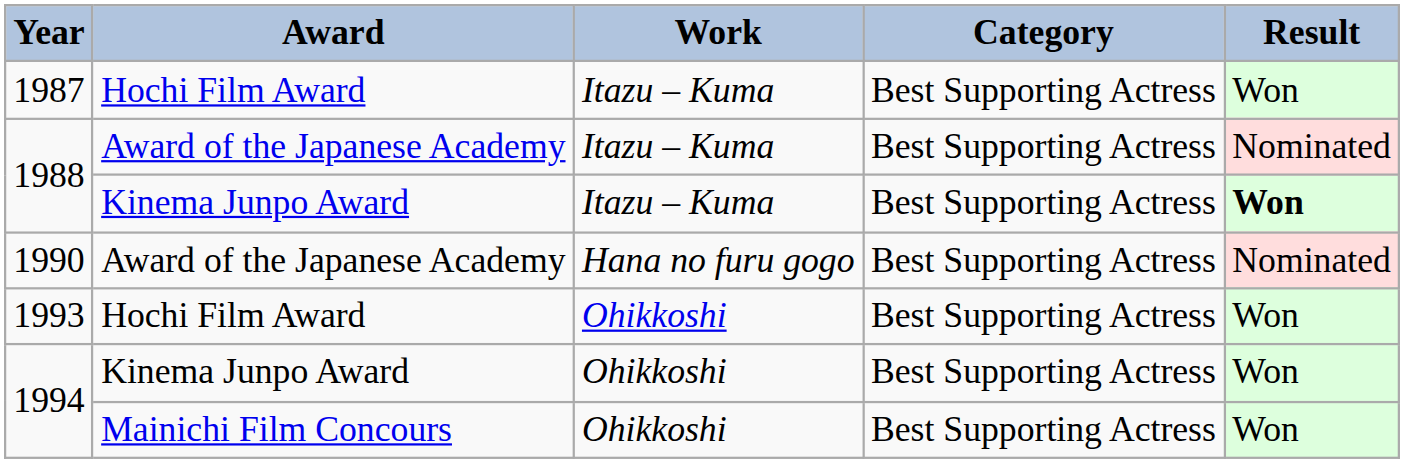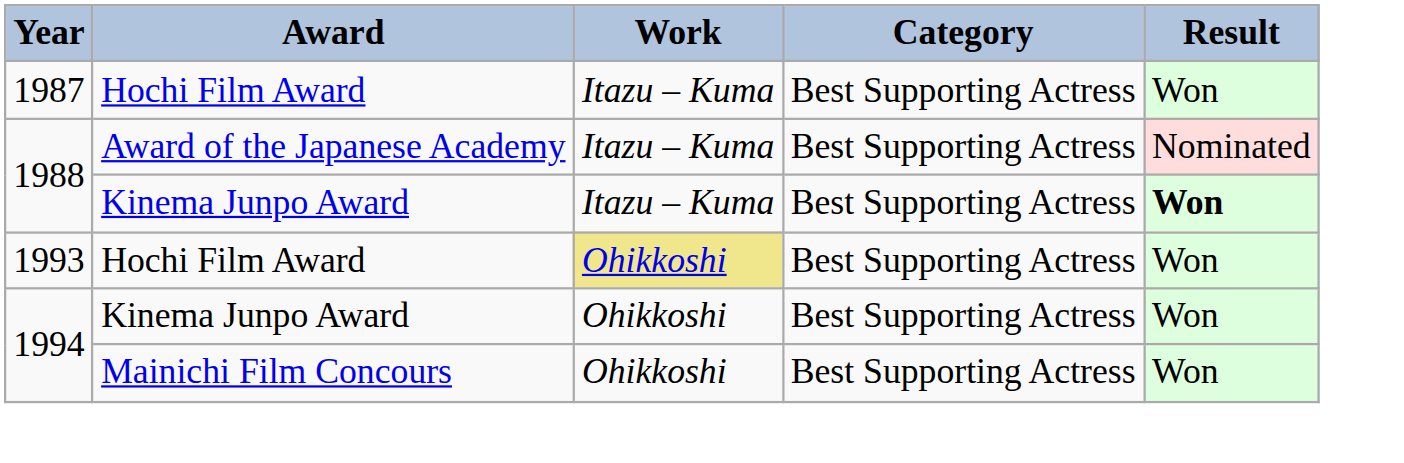- row: (49, 259)
(654, 315) no background -> (654, 259) khaki background
